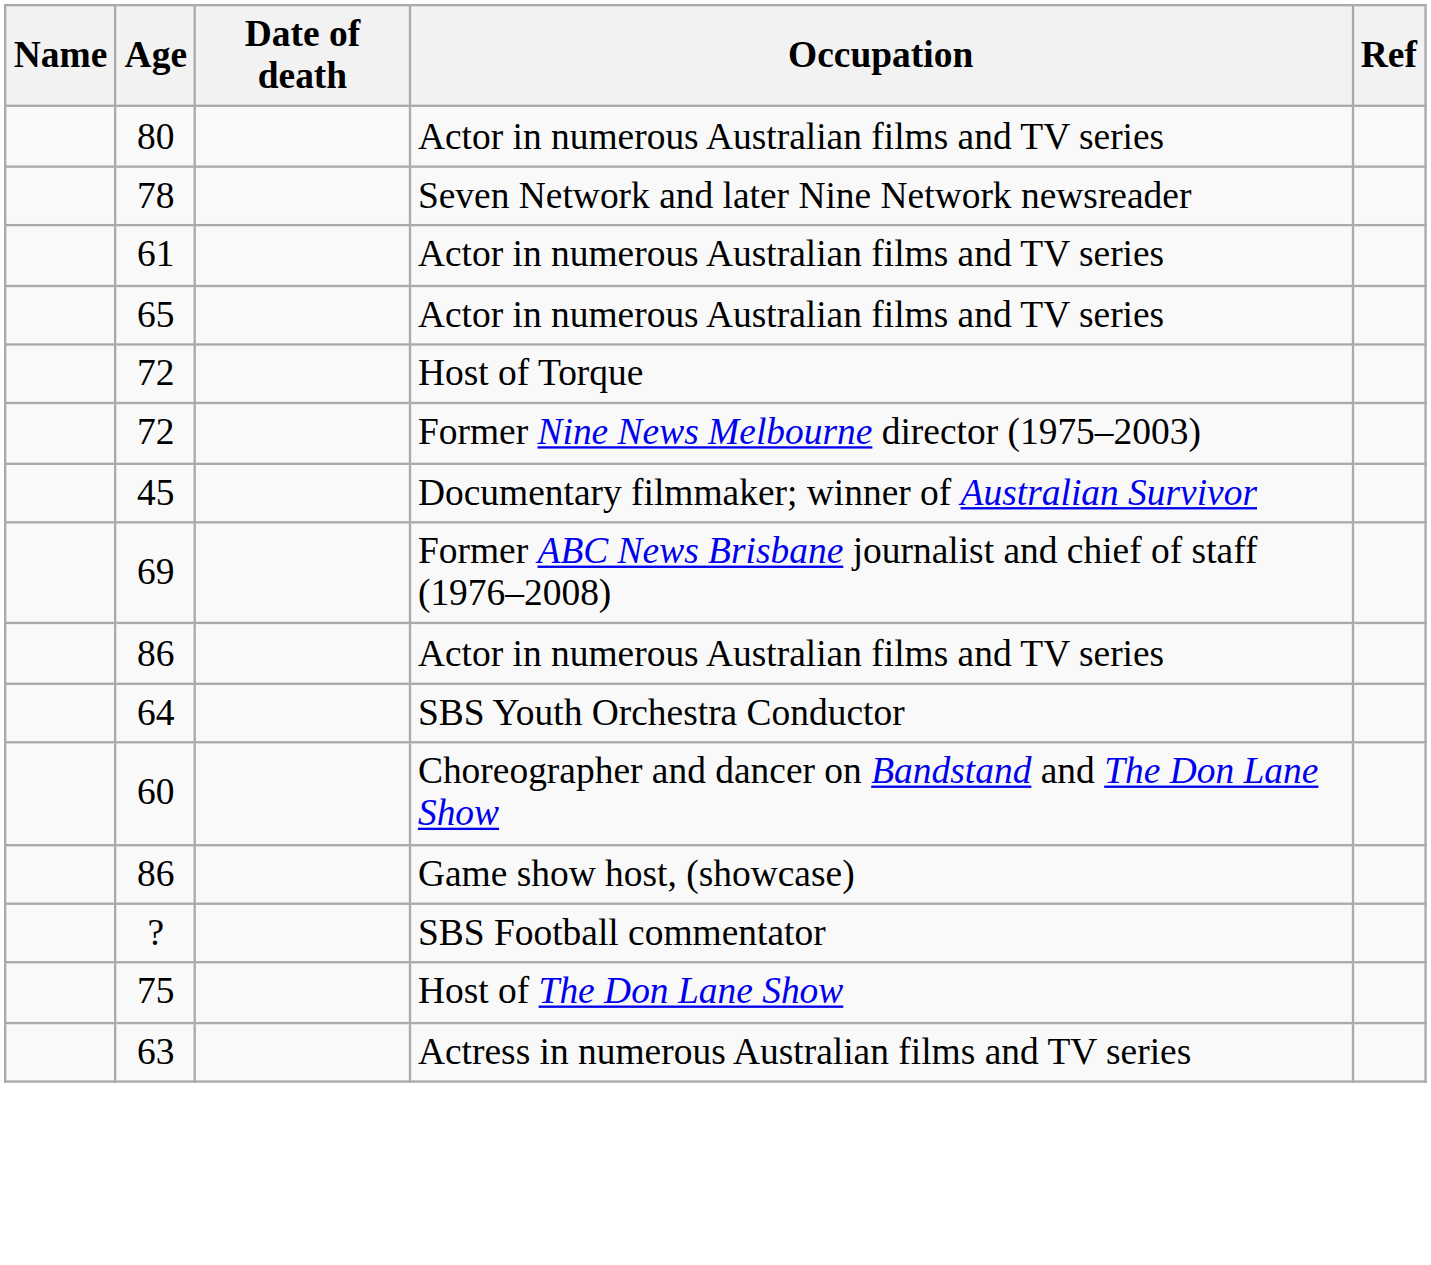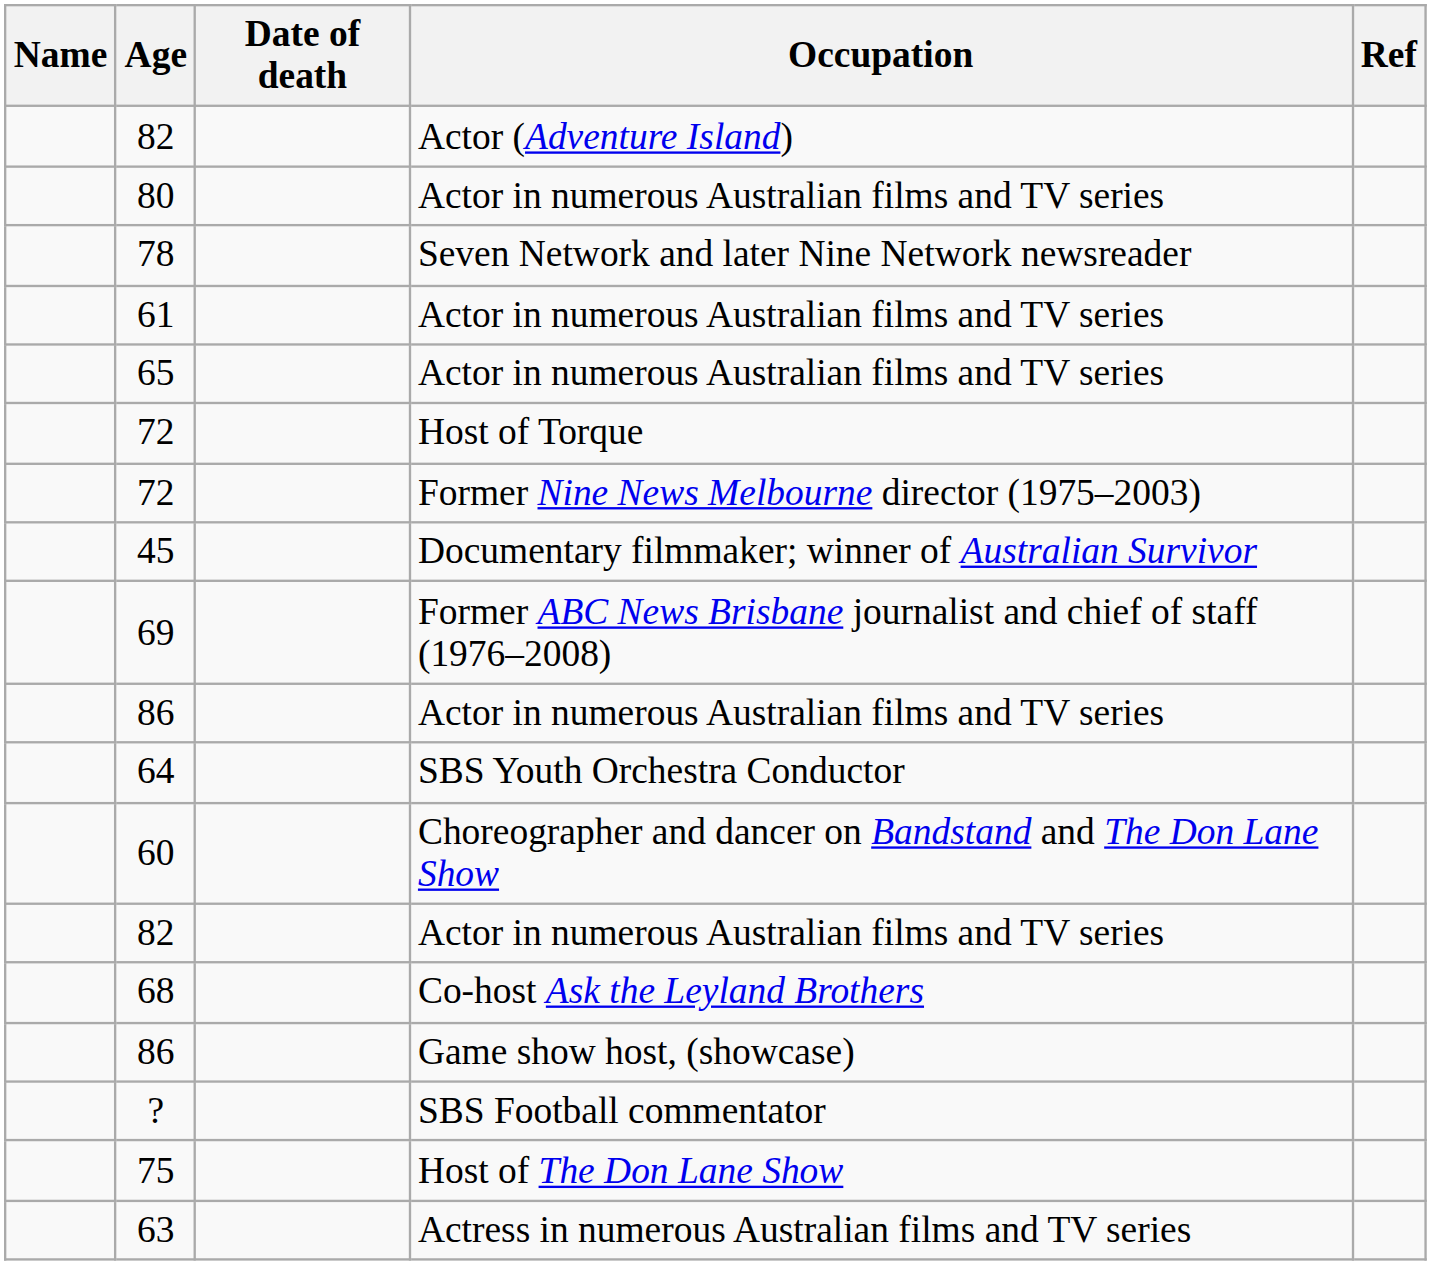+ row: (156, 135)
+ row: (156, 932)
+ row: (156, 991)
